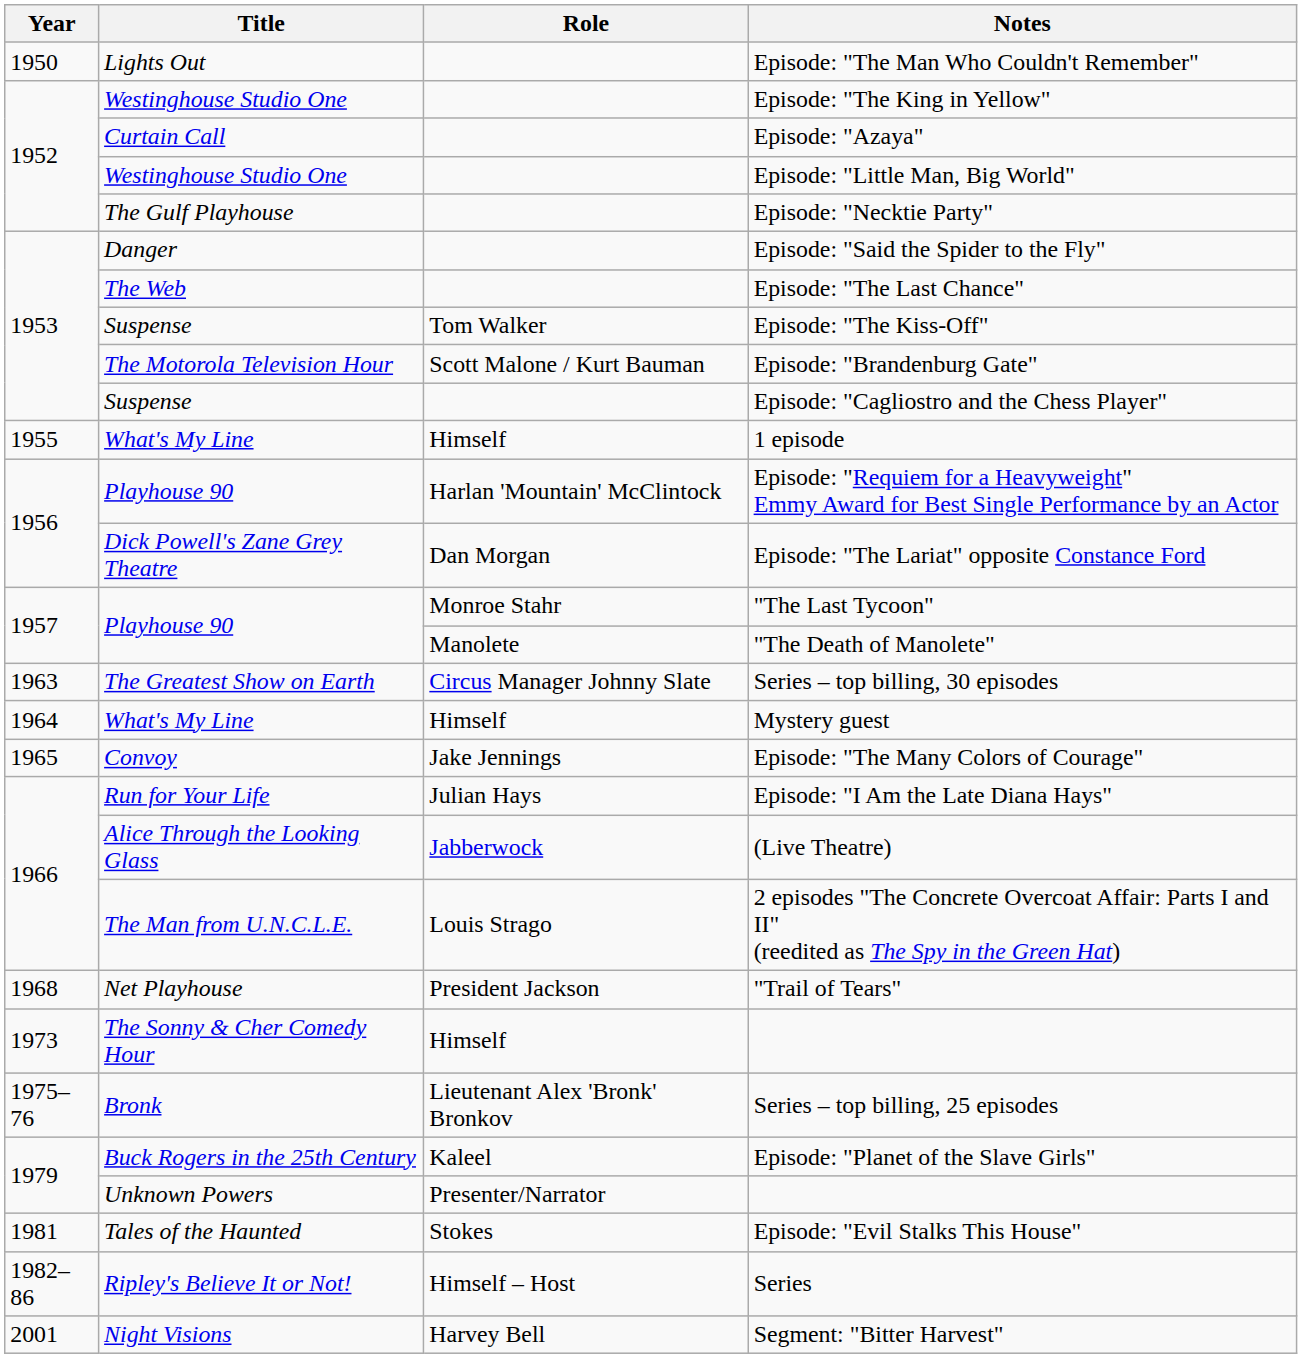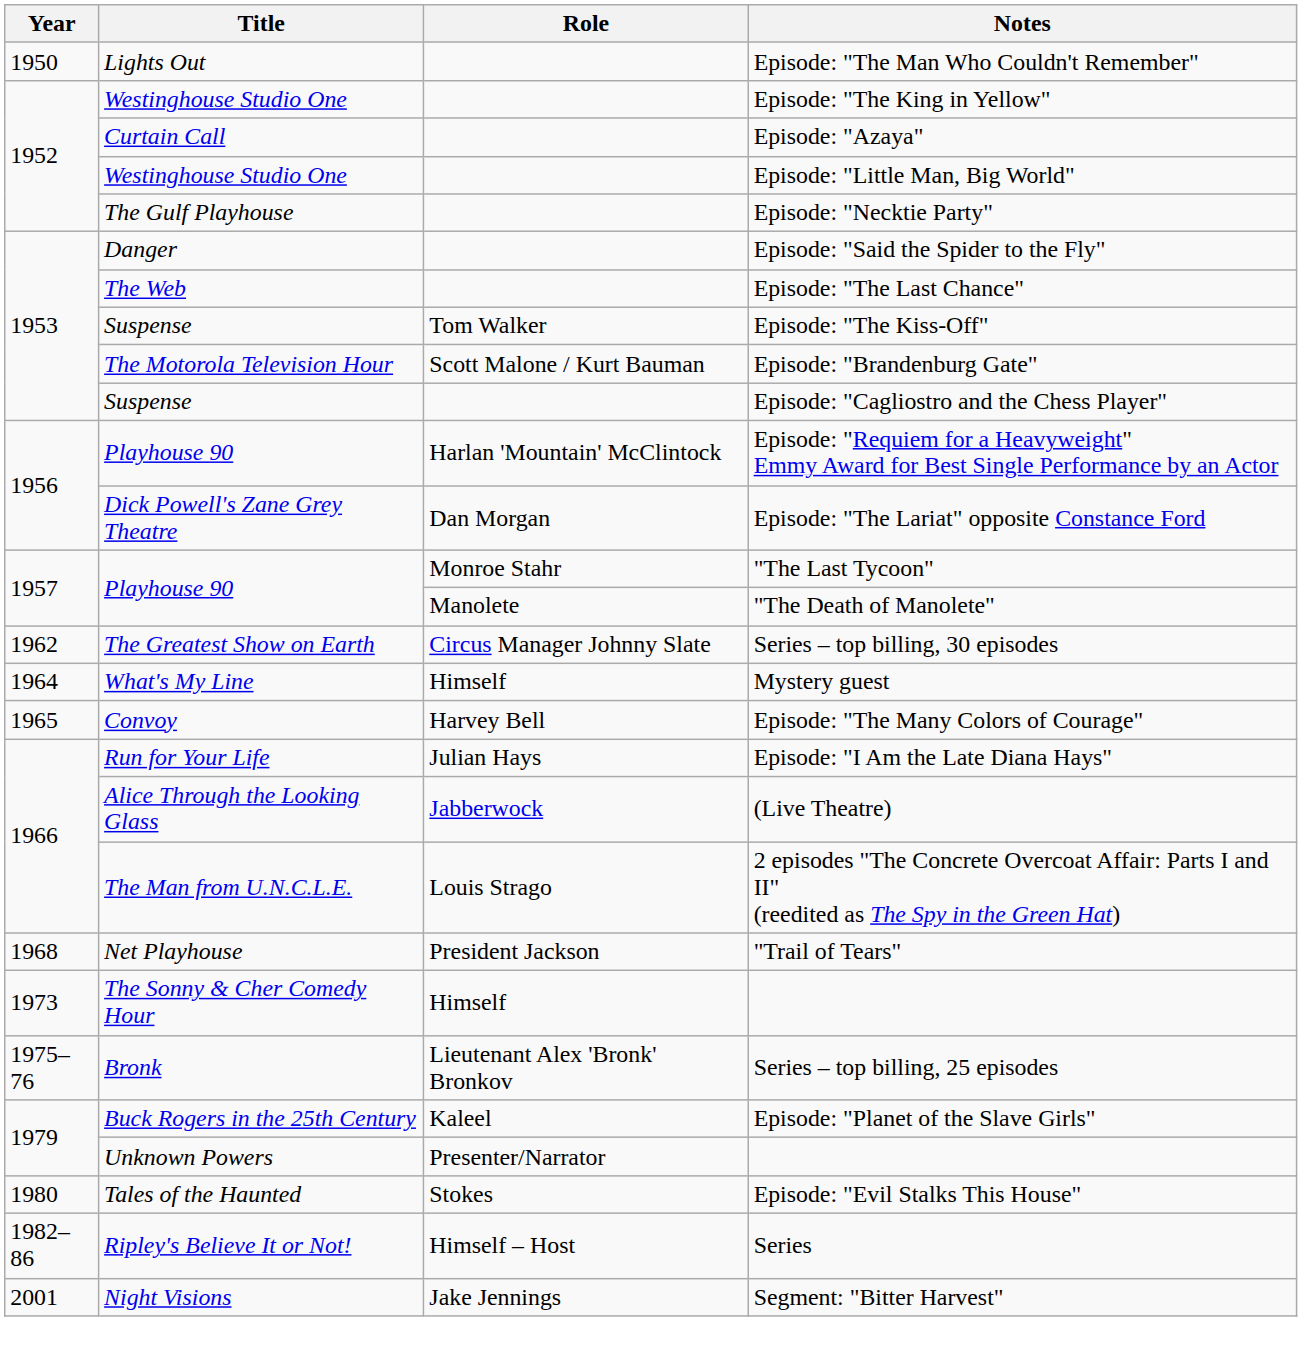- row: (179, 439)
(34, 681) 1963 -> (34, 644) 1962
(495, 757) Jake Jennings -> (487, 719) Harvey Bell
(34, 1231) 1981 -> (34, 1194) 1980
(487, 1334) Harvey Bell -> (495, 1296) Jake Jennings
